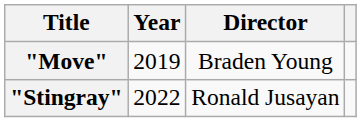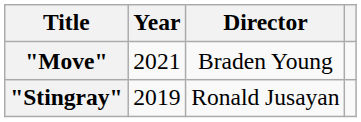(157, 60) 2019 -> (157, 60) 2021
(157, 97) 2022 -> (157, 97) 2019
